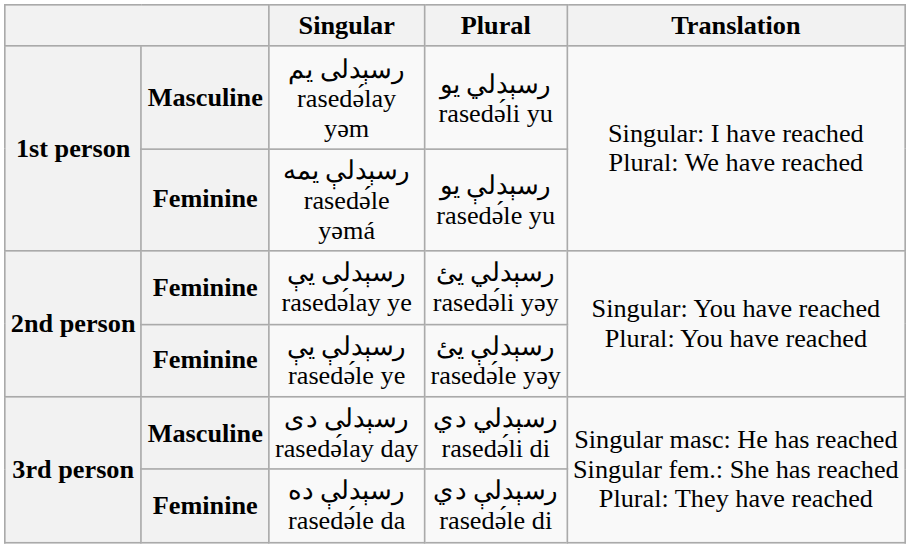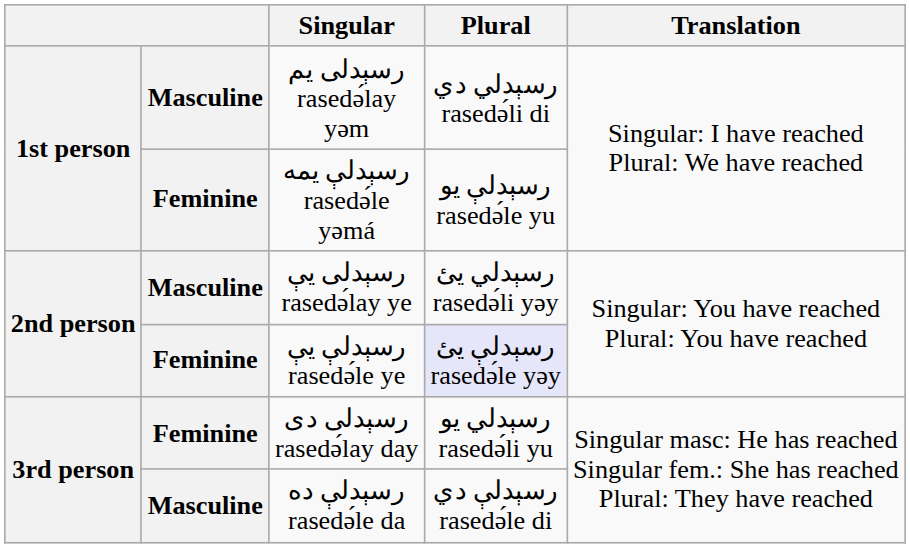(496, 98) رسېدلي یو rasedə́li yu -> (496, 98) رسېدلي دي rasedə́li di
(205, 287) Feminine -> (205, 287) Masculine
(496, 360) no background -> (496, 360) lavender background
(205, 432) Masculine -> (205, 432) Feminine
(496, 433) رسېدلي دي rasedə́li di -> (496, 433) رسېدلي یو rasedə́li yu
(205, 505) Feminine -> (205, 505) Masculine
